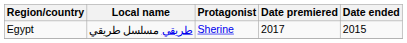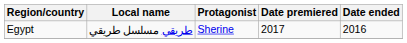(355, 29) 2015 -> (355, 29) 2016
